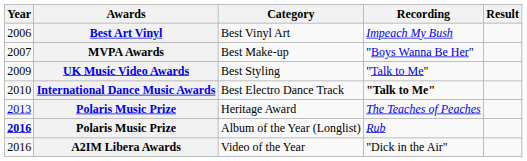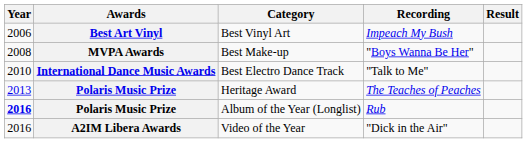(19, 52) 2007 -> (19, 52) 2008
- row: (250, 71)
(401, 90) bold -> (397, 71) normal
